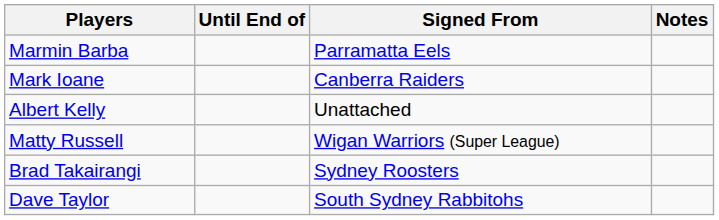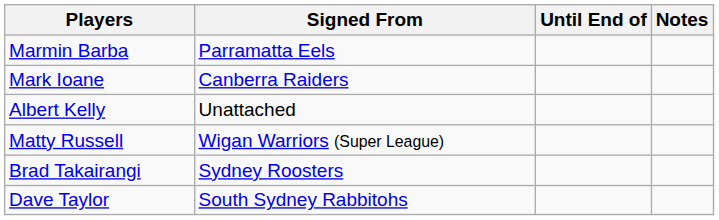columns swapped: (480, 20) <-> (252, 20)
